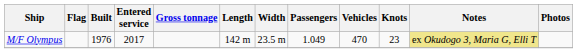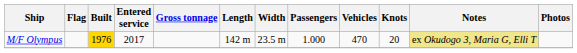(101, 39) no background -> (101, 39) gold background
(314, 39) 1.049 -> (314, 39) 1.000
(394, 39) 23 -> (394, 39) 20
